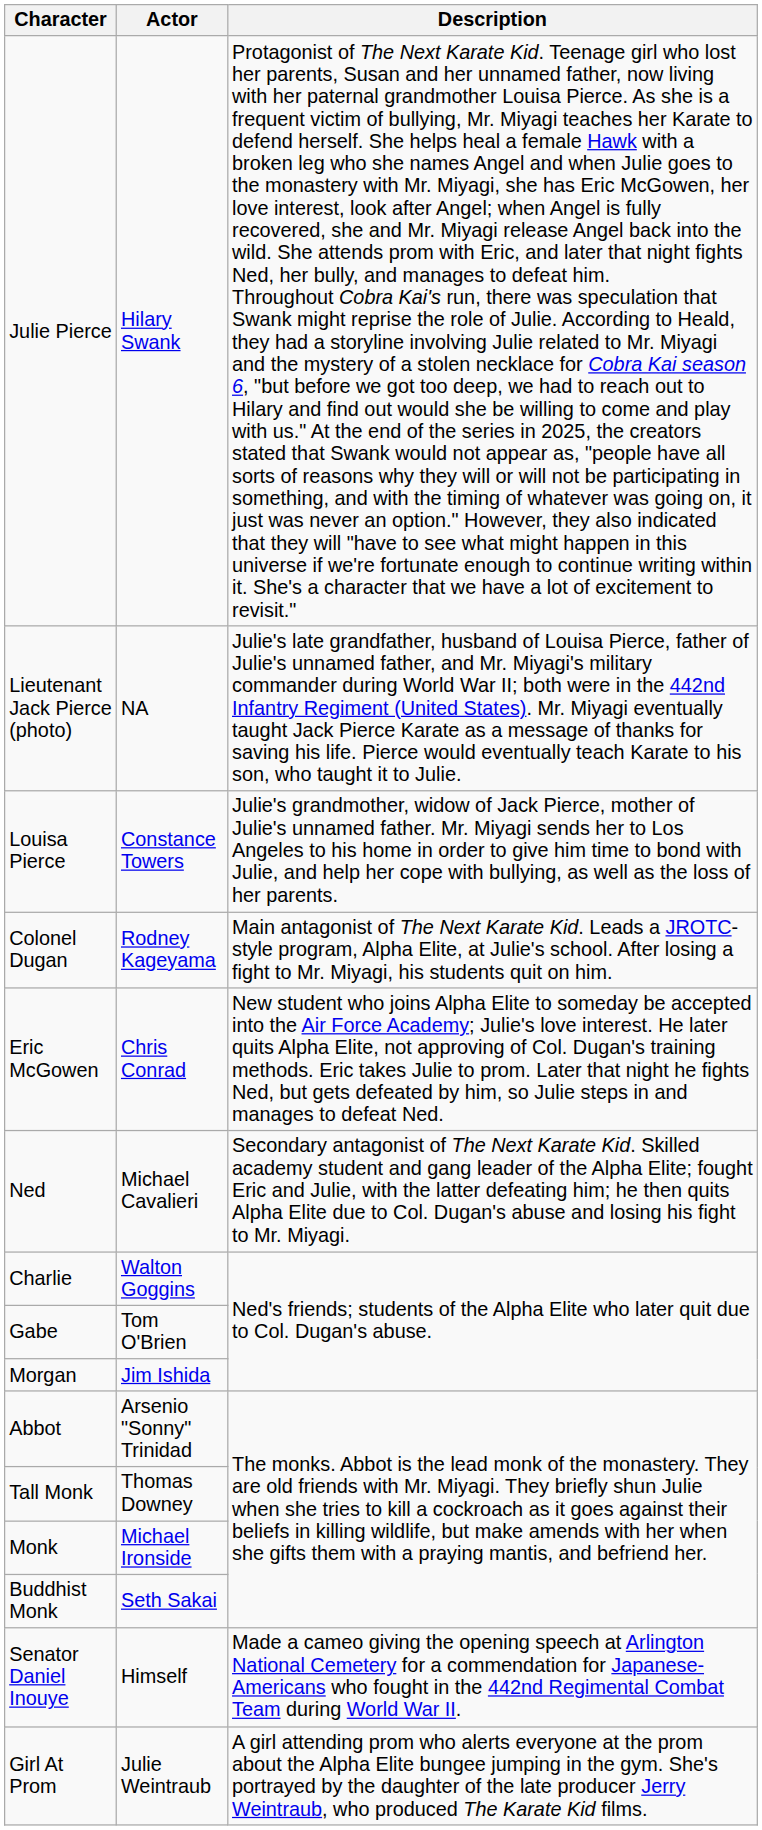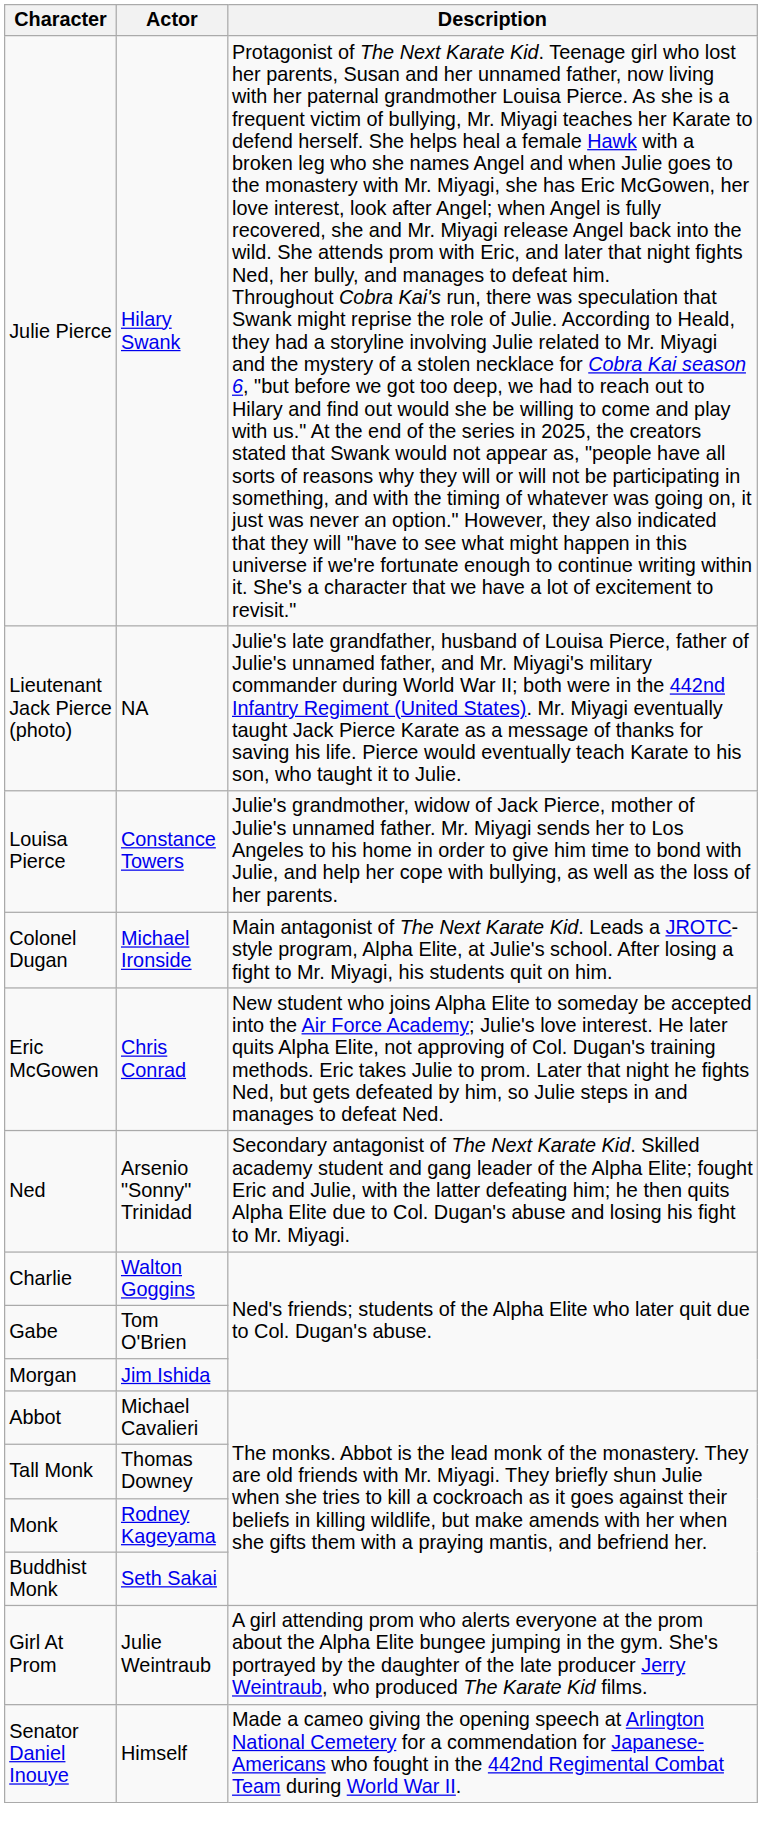(168, 949) Rodney Kageyama -> (156, 949) Michael Ironside
(160, 1191) Michael Cavalieri -> (156, 1191) Arsenio "Sonny" Trinidad
(156, 1428) Arsenio "Sonny" Trinidad -> (160, 1417) Michael Cavalieri
(156, 1547) Michael Ironside -> (168, 1524) Rodney Kageyama
rows swapped: (44, 1677) <-> (36, 1775)
